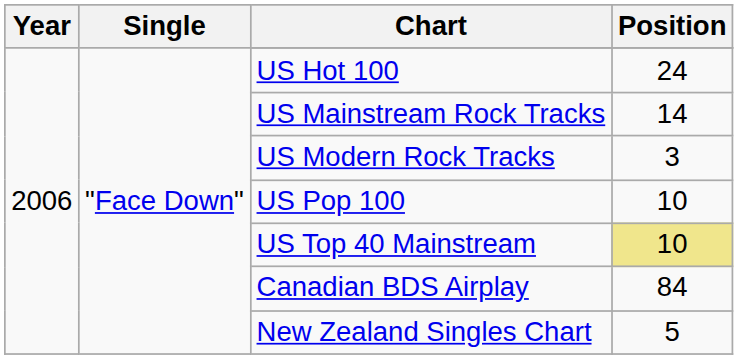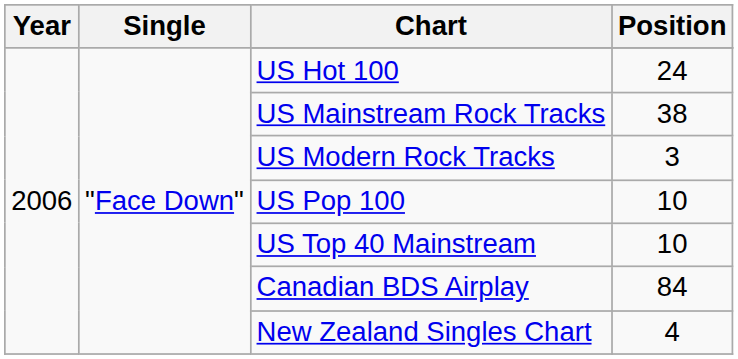(672, 113) 14 -> (672, 113) 38
(672, 244) khaki background -> (672, 244) no background
(672, 331) 5 -> (672, 331) 4
